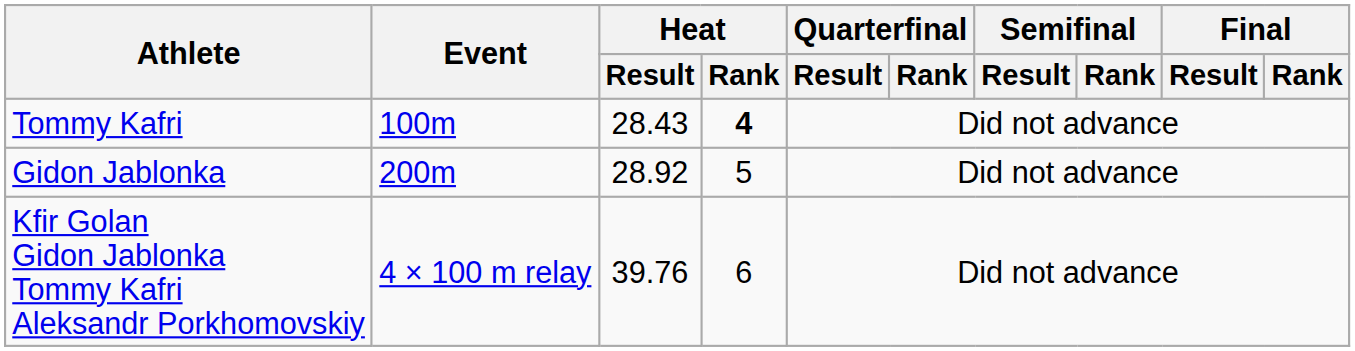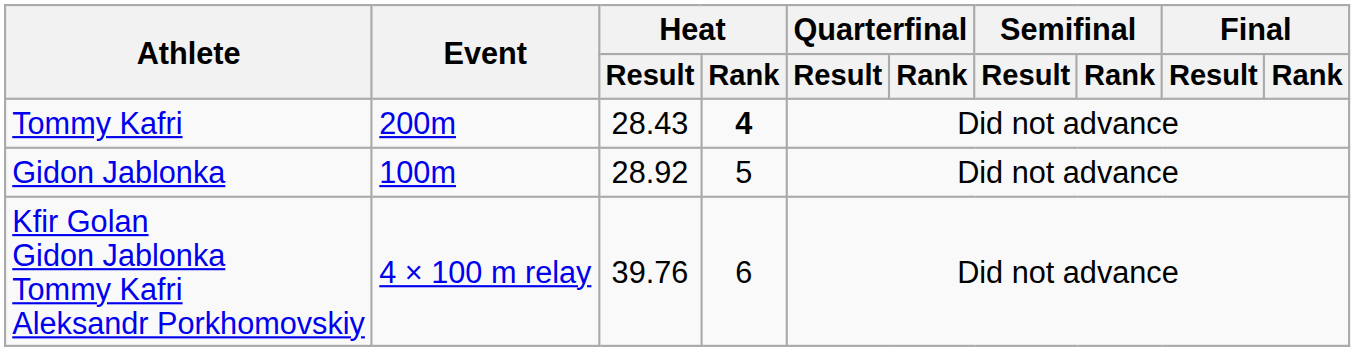(418, 124) 100m -> (418, 124) 200m
(418, 172) 200m -> (418, 172) 100m
